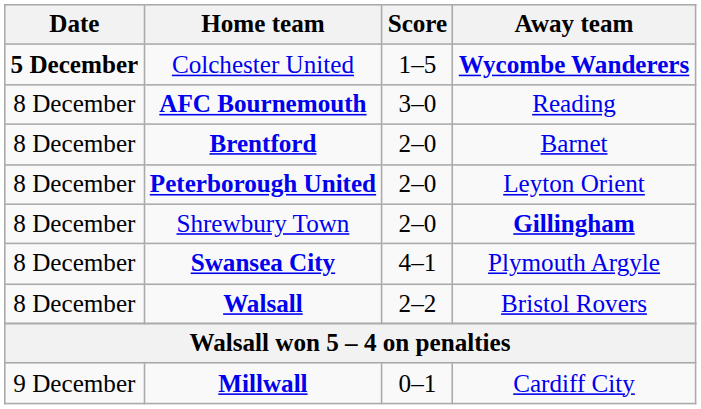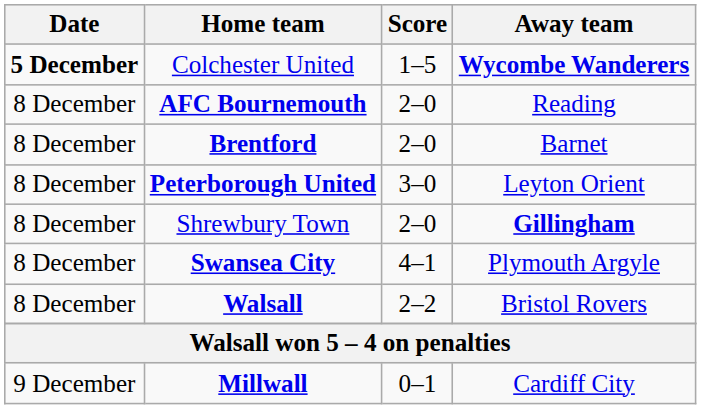(417, 104) 3–0 -> (417, 104) 2–0
(417, 183) 2–0 -> (417, 183) 3–0
